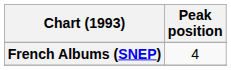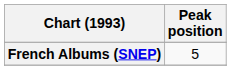(195, 53) 4 -> (195, 53) 5
